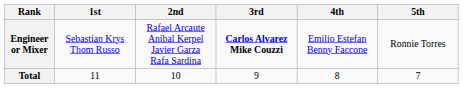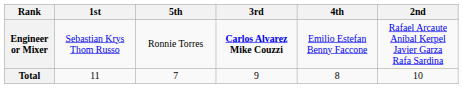columns swapped: (176, 12) <-> (418, 12)
